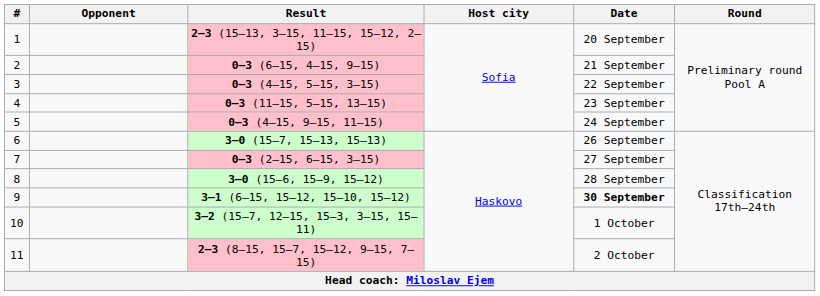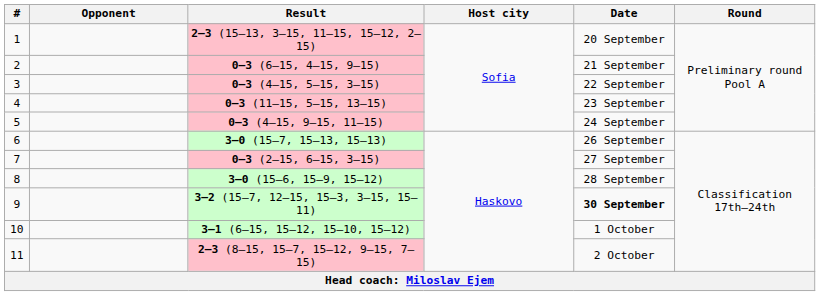(306, 197) 3–1 (6–15, 15–12, 15–10, 15–12) -> (306, 204) 3–2 (15–7, 12–15, 15–3, 3–15, 15–11)
(306, 222) 3–2 (15–7, 12–15, 15–3, 3–15, 15–11) -> (306, 229) 3–1 (6–15, 15–12, 15–10, 15–12)
